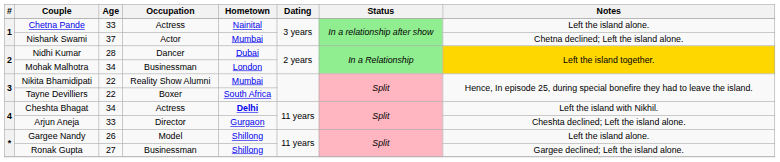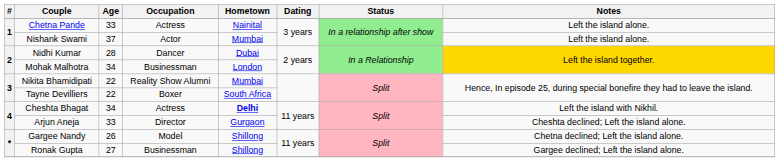(609, 39) Chetna declined; Left the island alone. -> (609, 39) Left the island alone.
(609, 137) Left the island alone. -> (609, 137) Chetna declined; Left the island alone.
